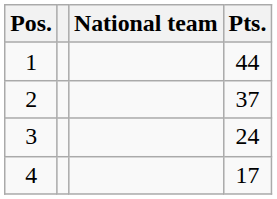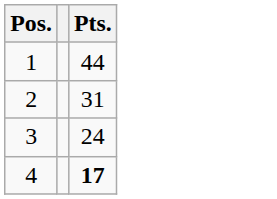- column: (146, 23)
(247, 99) 37 -> (93, 99) 31
(247, 174) normal -> (93, 174) bold
